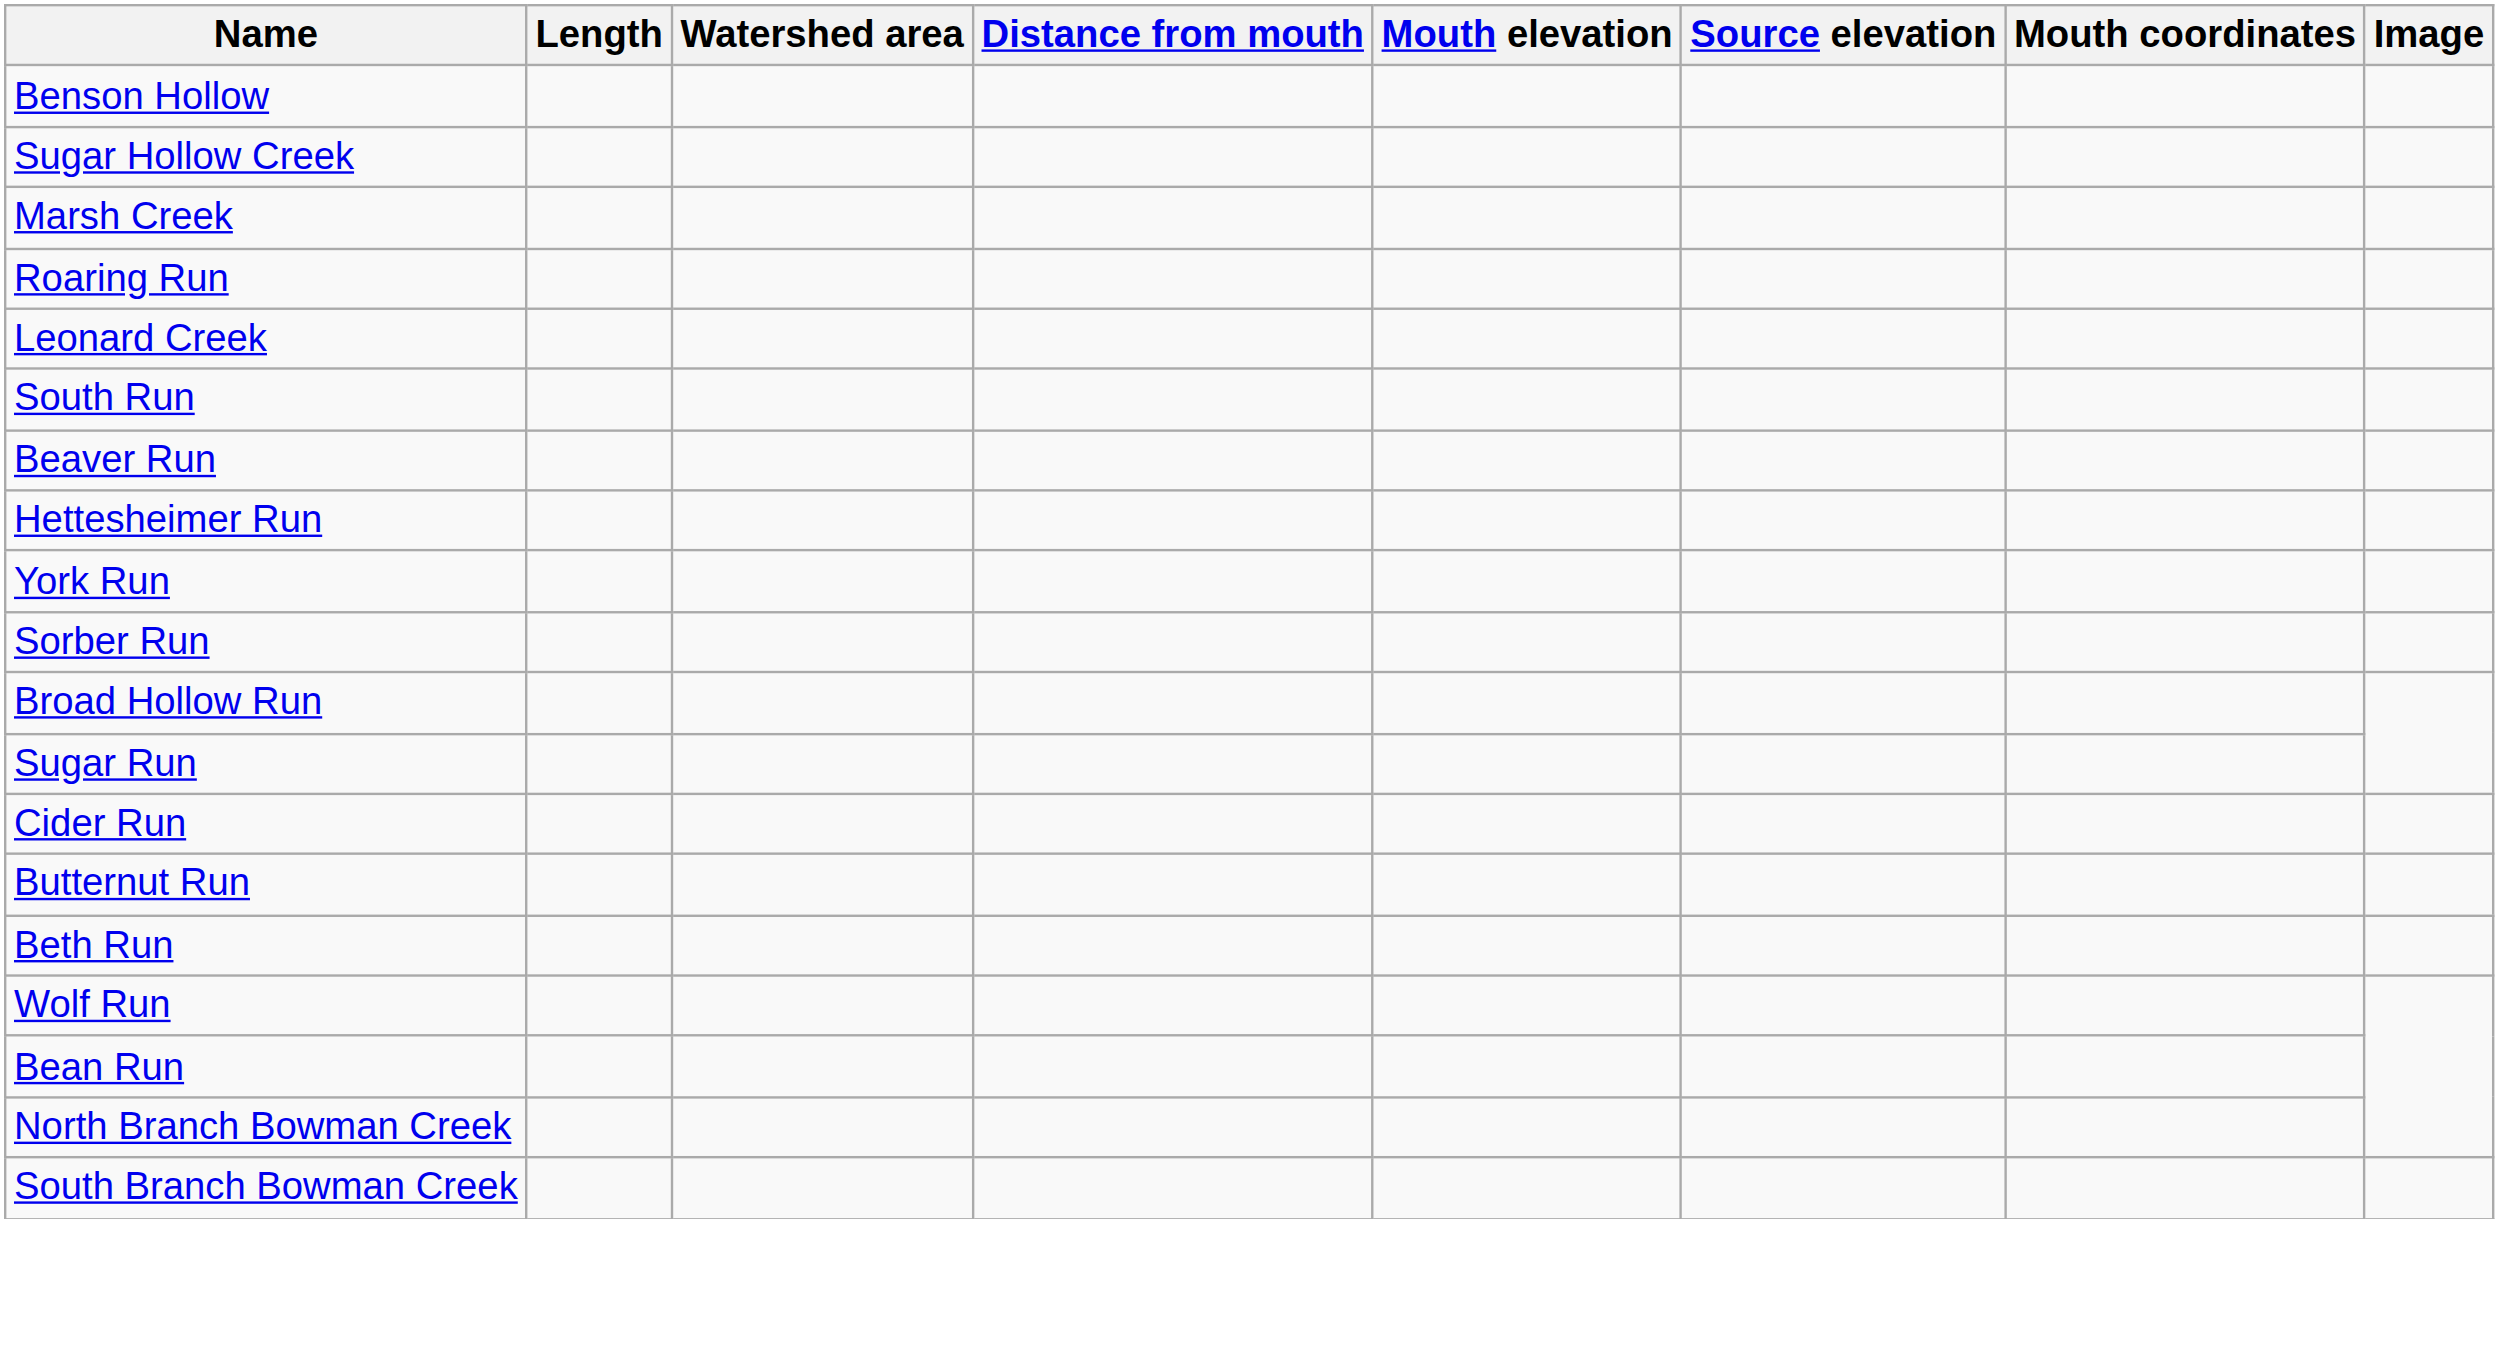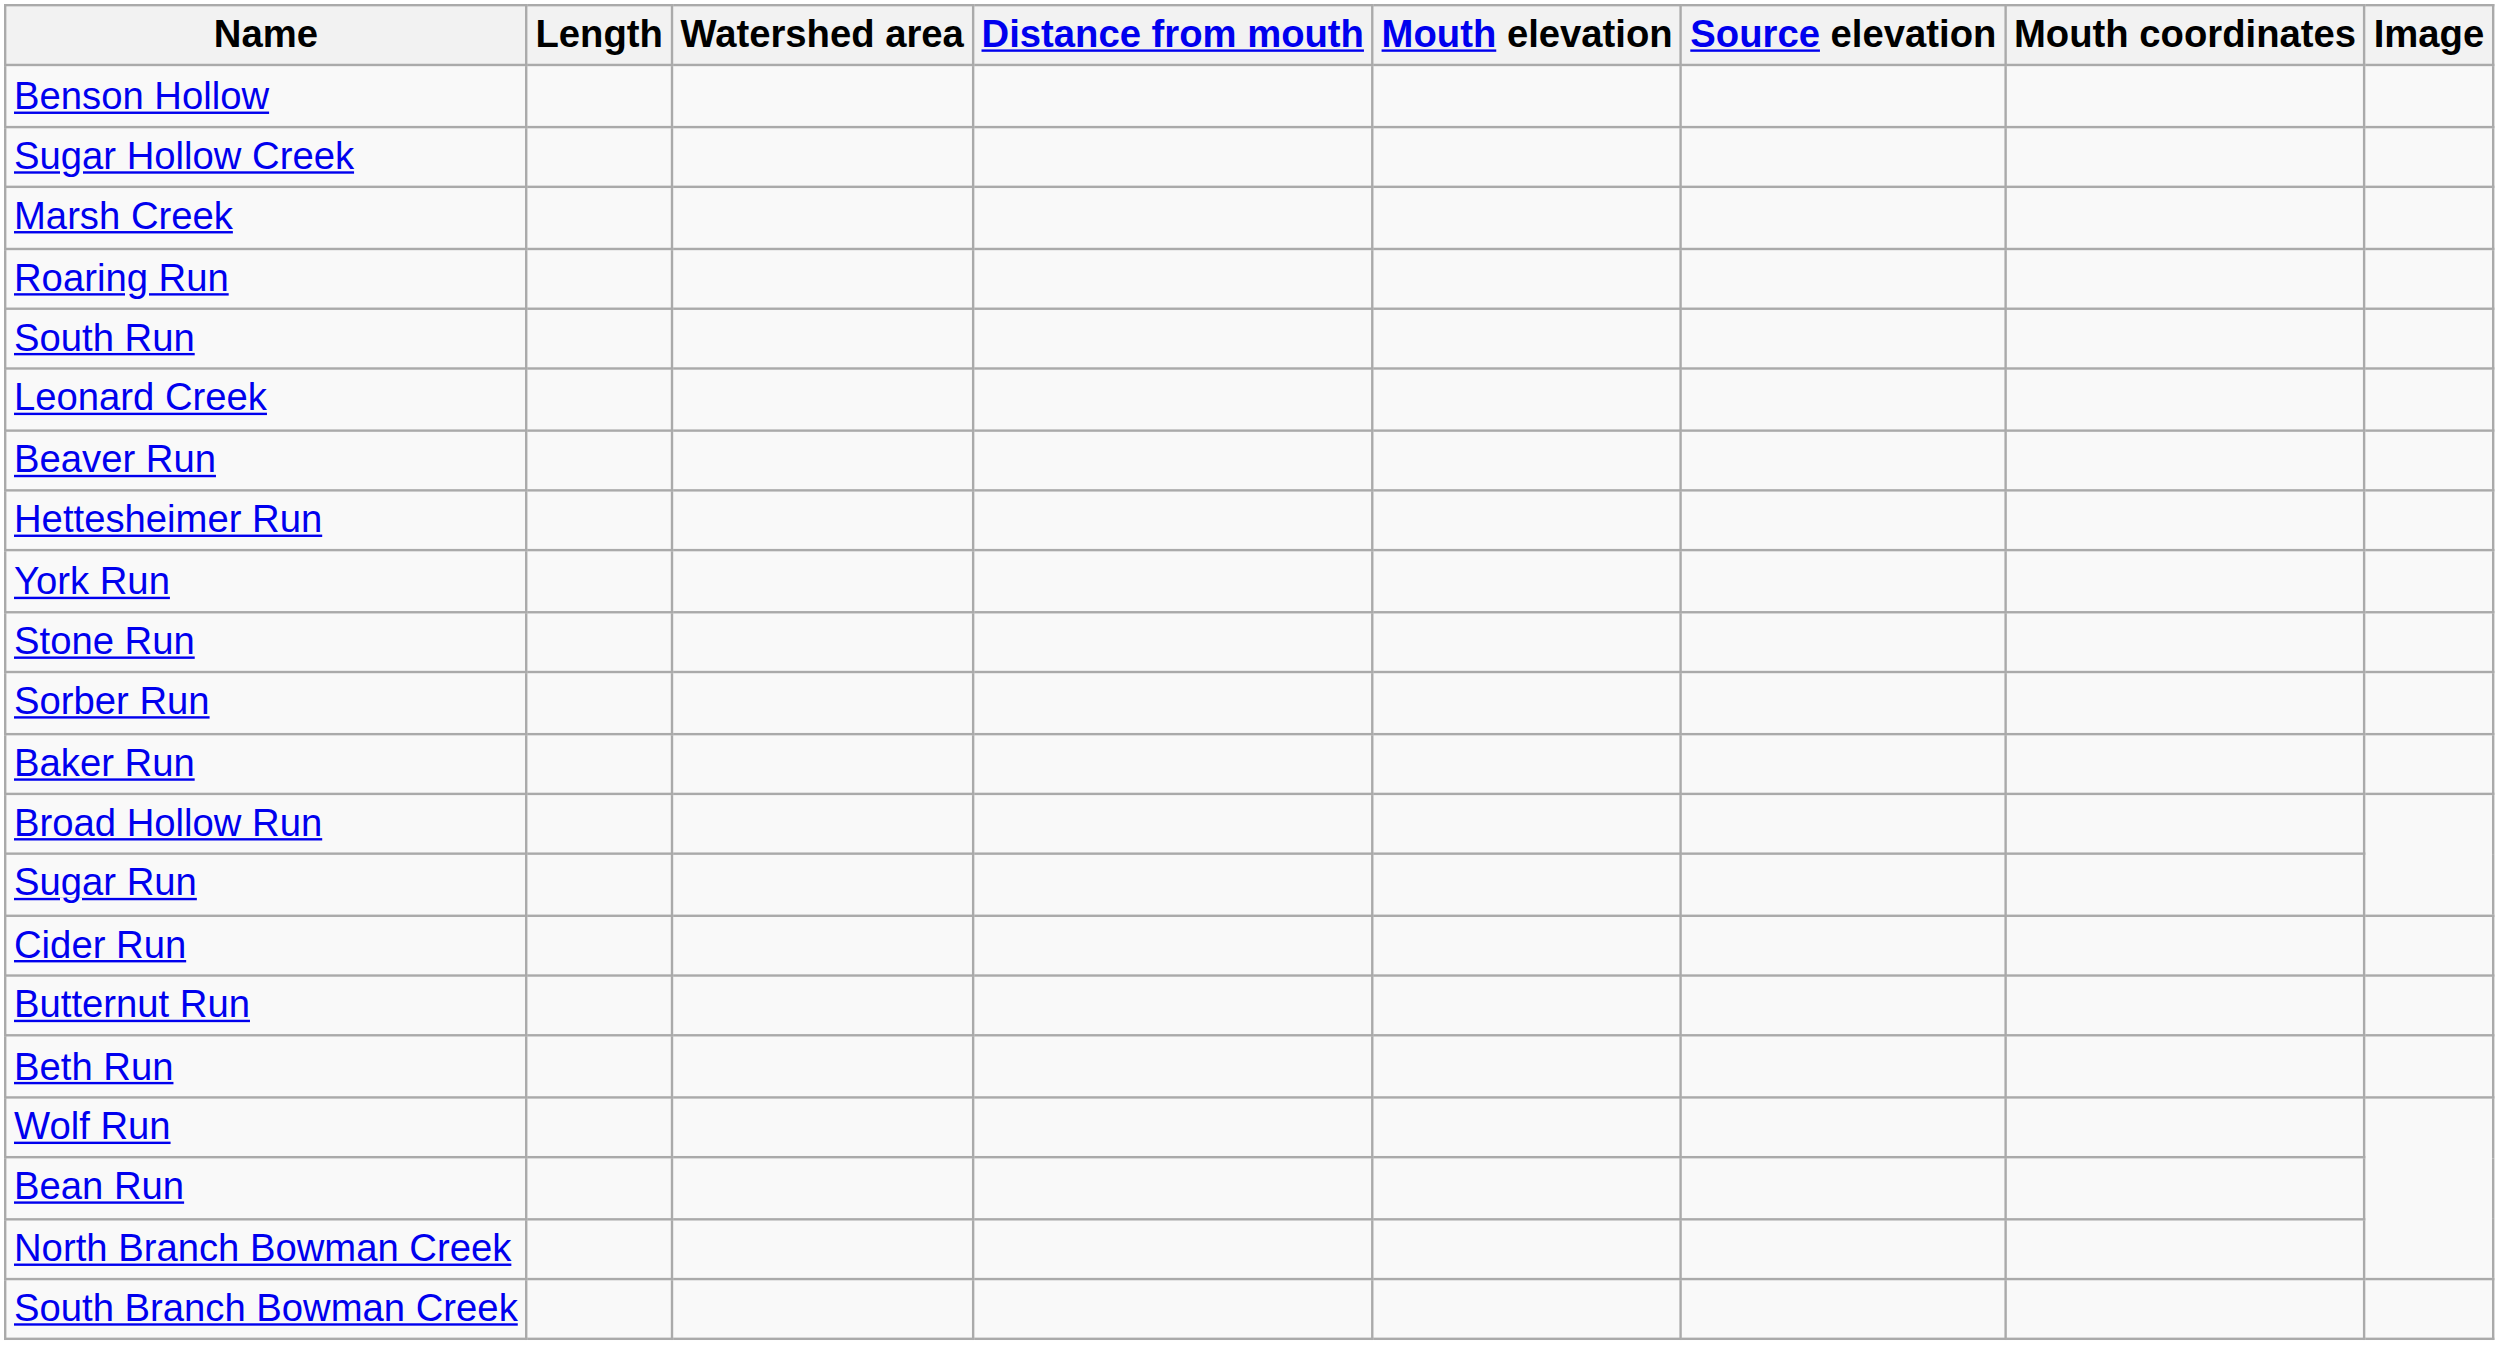rows swapped: (140, 338) <-> (104, 398)
+ row: (104, 641)
+ row: (104, 762)
